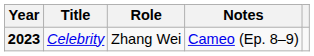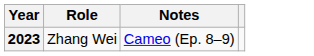- column: (76, 16)
